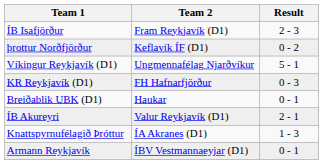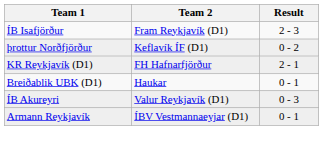- row: (62, 64)
(289, 82) 0 - 3 -> (289, 64) 2 - 1
(289, 116) 2 - 1 -> (289, 99) 0 - 3
- row: (65, 133)
